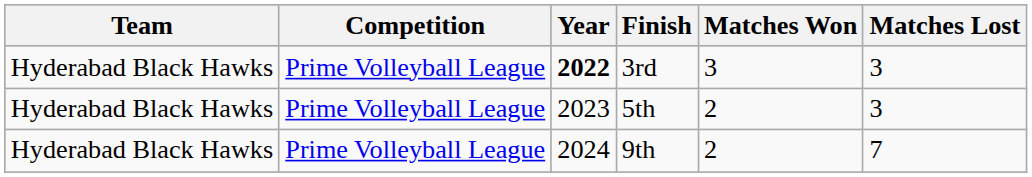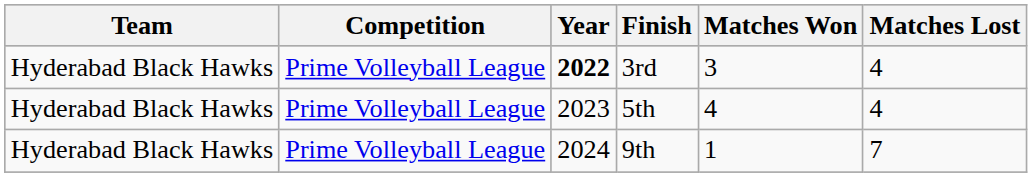(876, 66) 3 -> (876, 66) 4
(711, 108) 2 -> (711, 108) 4
(876, 108) 3 -> (876, 108) 4
(711, 150) 2 -> (711, 150) 1
